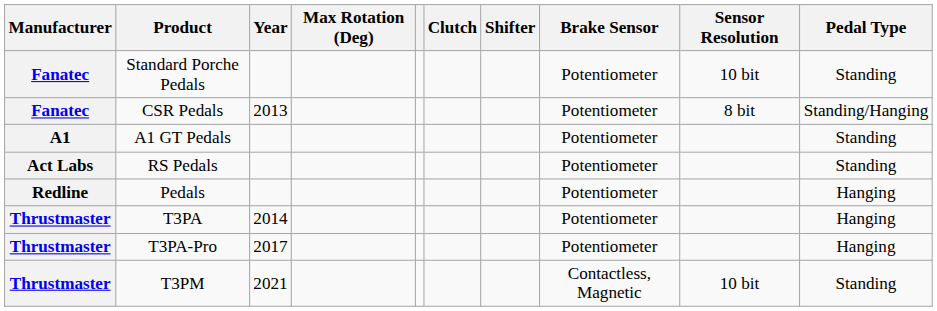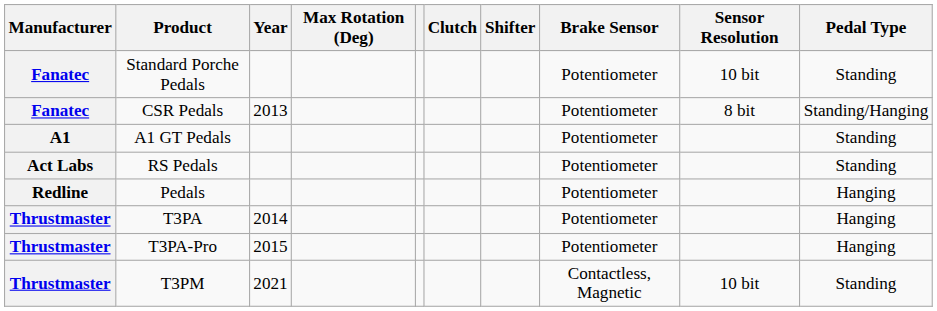(270, 246) 2017 -> (270, 246) 2015
